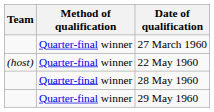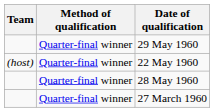rows swapped: (172, 44) <-> (168, 98)
